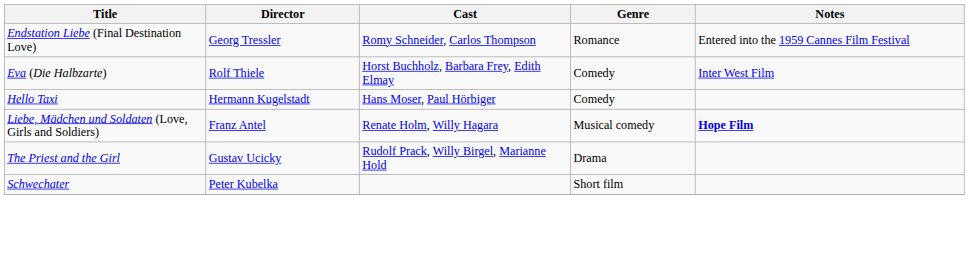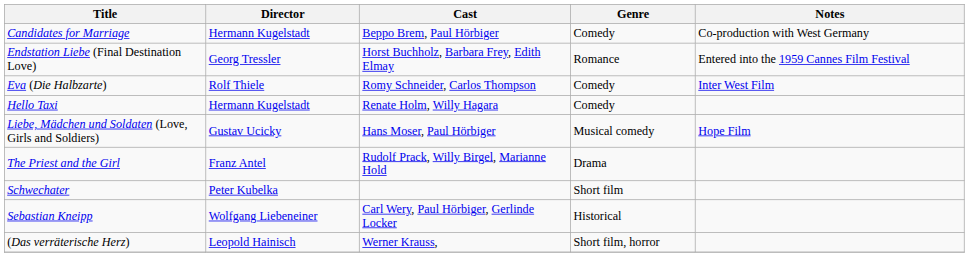+ row: (68, 33)
(449, 40) Romy Schneider, Carlos Thompson -> (451, 59) Horst Buchholz, Barbara Frey, Edith Elmay
(451, 73) Horst Buchholz, Barbara Frey, Edith Elmay -> (449, 85) Romy Schneider, Carlos Thompson
(429, 99) Hans Moser, Paul Hörbiger -> (430, 104) Renate Holm, Willy Hagara
(237, 125) Franz Antel -> (245, 131) Gustav Ucicky
(430, 125) Renate Holm, Willy Hagara -> (429, 131) Hans Moser, Paul Hörbiger
(726, 125) bold -> (724, 131) normal
(245, 158) Gustav Ucicky -> (237, 164) Franz Antel
+ row: (50, 216)
+ row: (68, 242)
